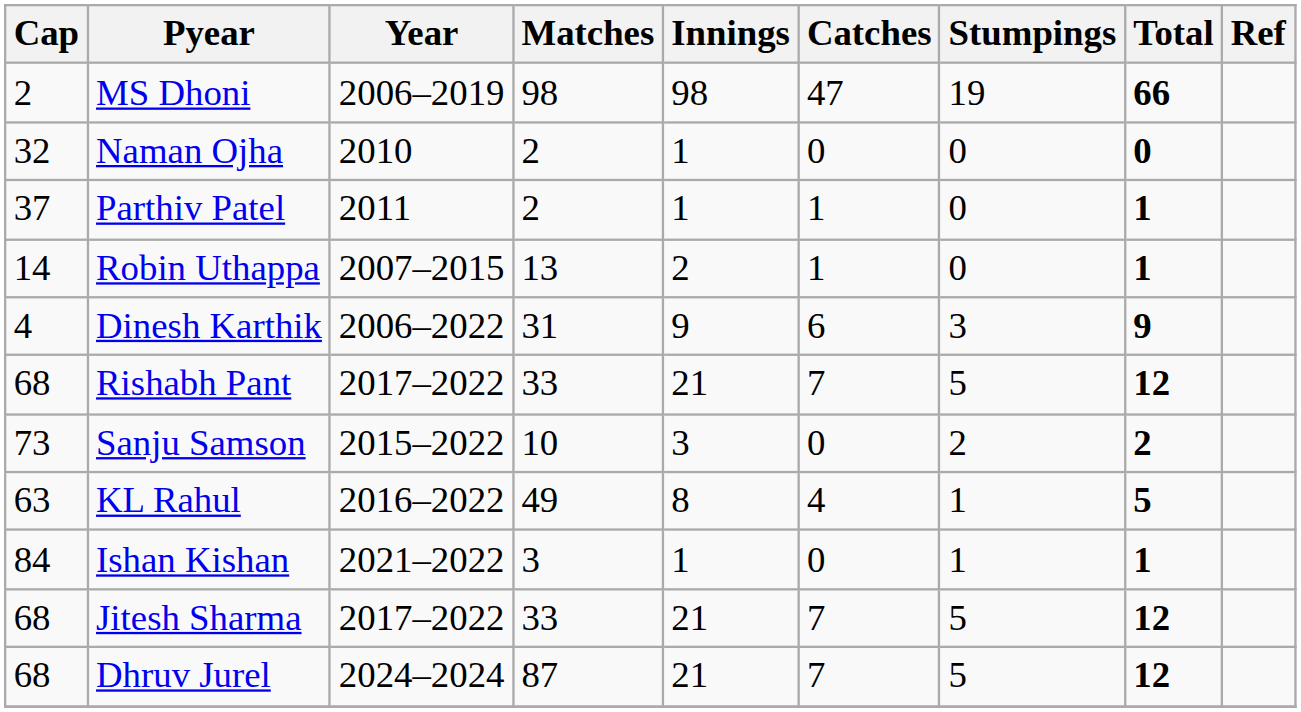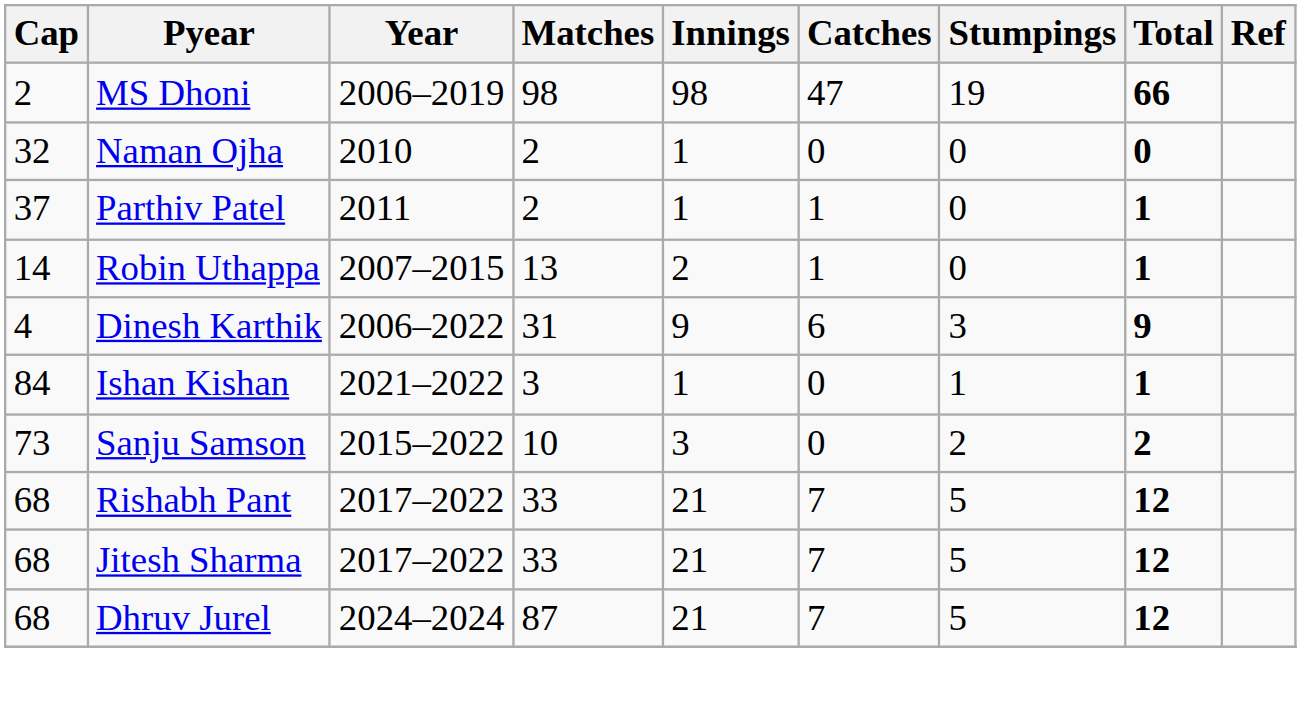rows swapped: (194, 383) <-> (193, 558)
- row: (168, 500)
